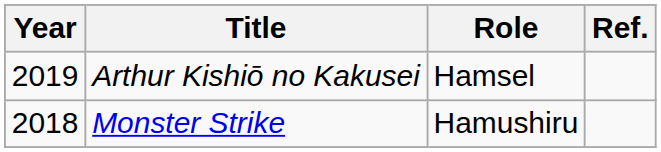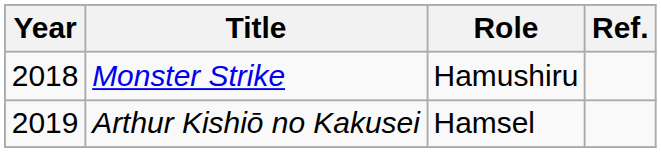rows swapped: (189, 123) <-> (256, 75)
